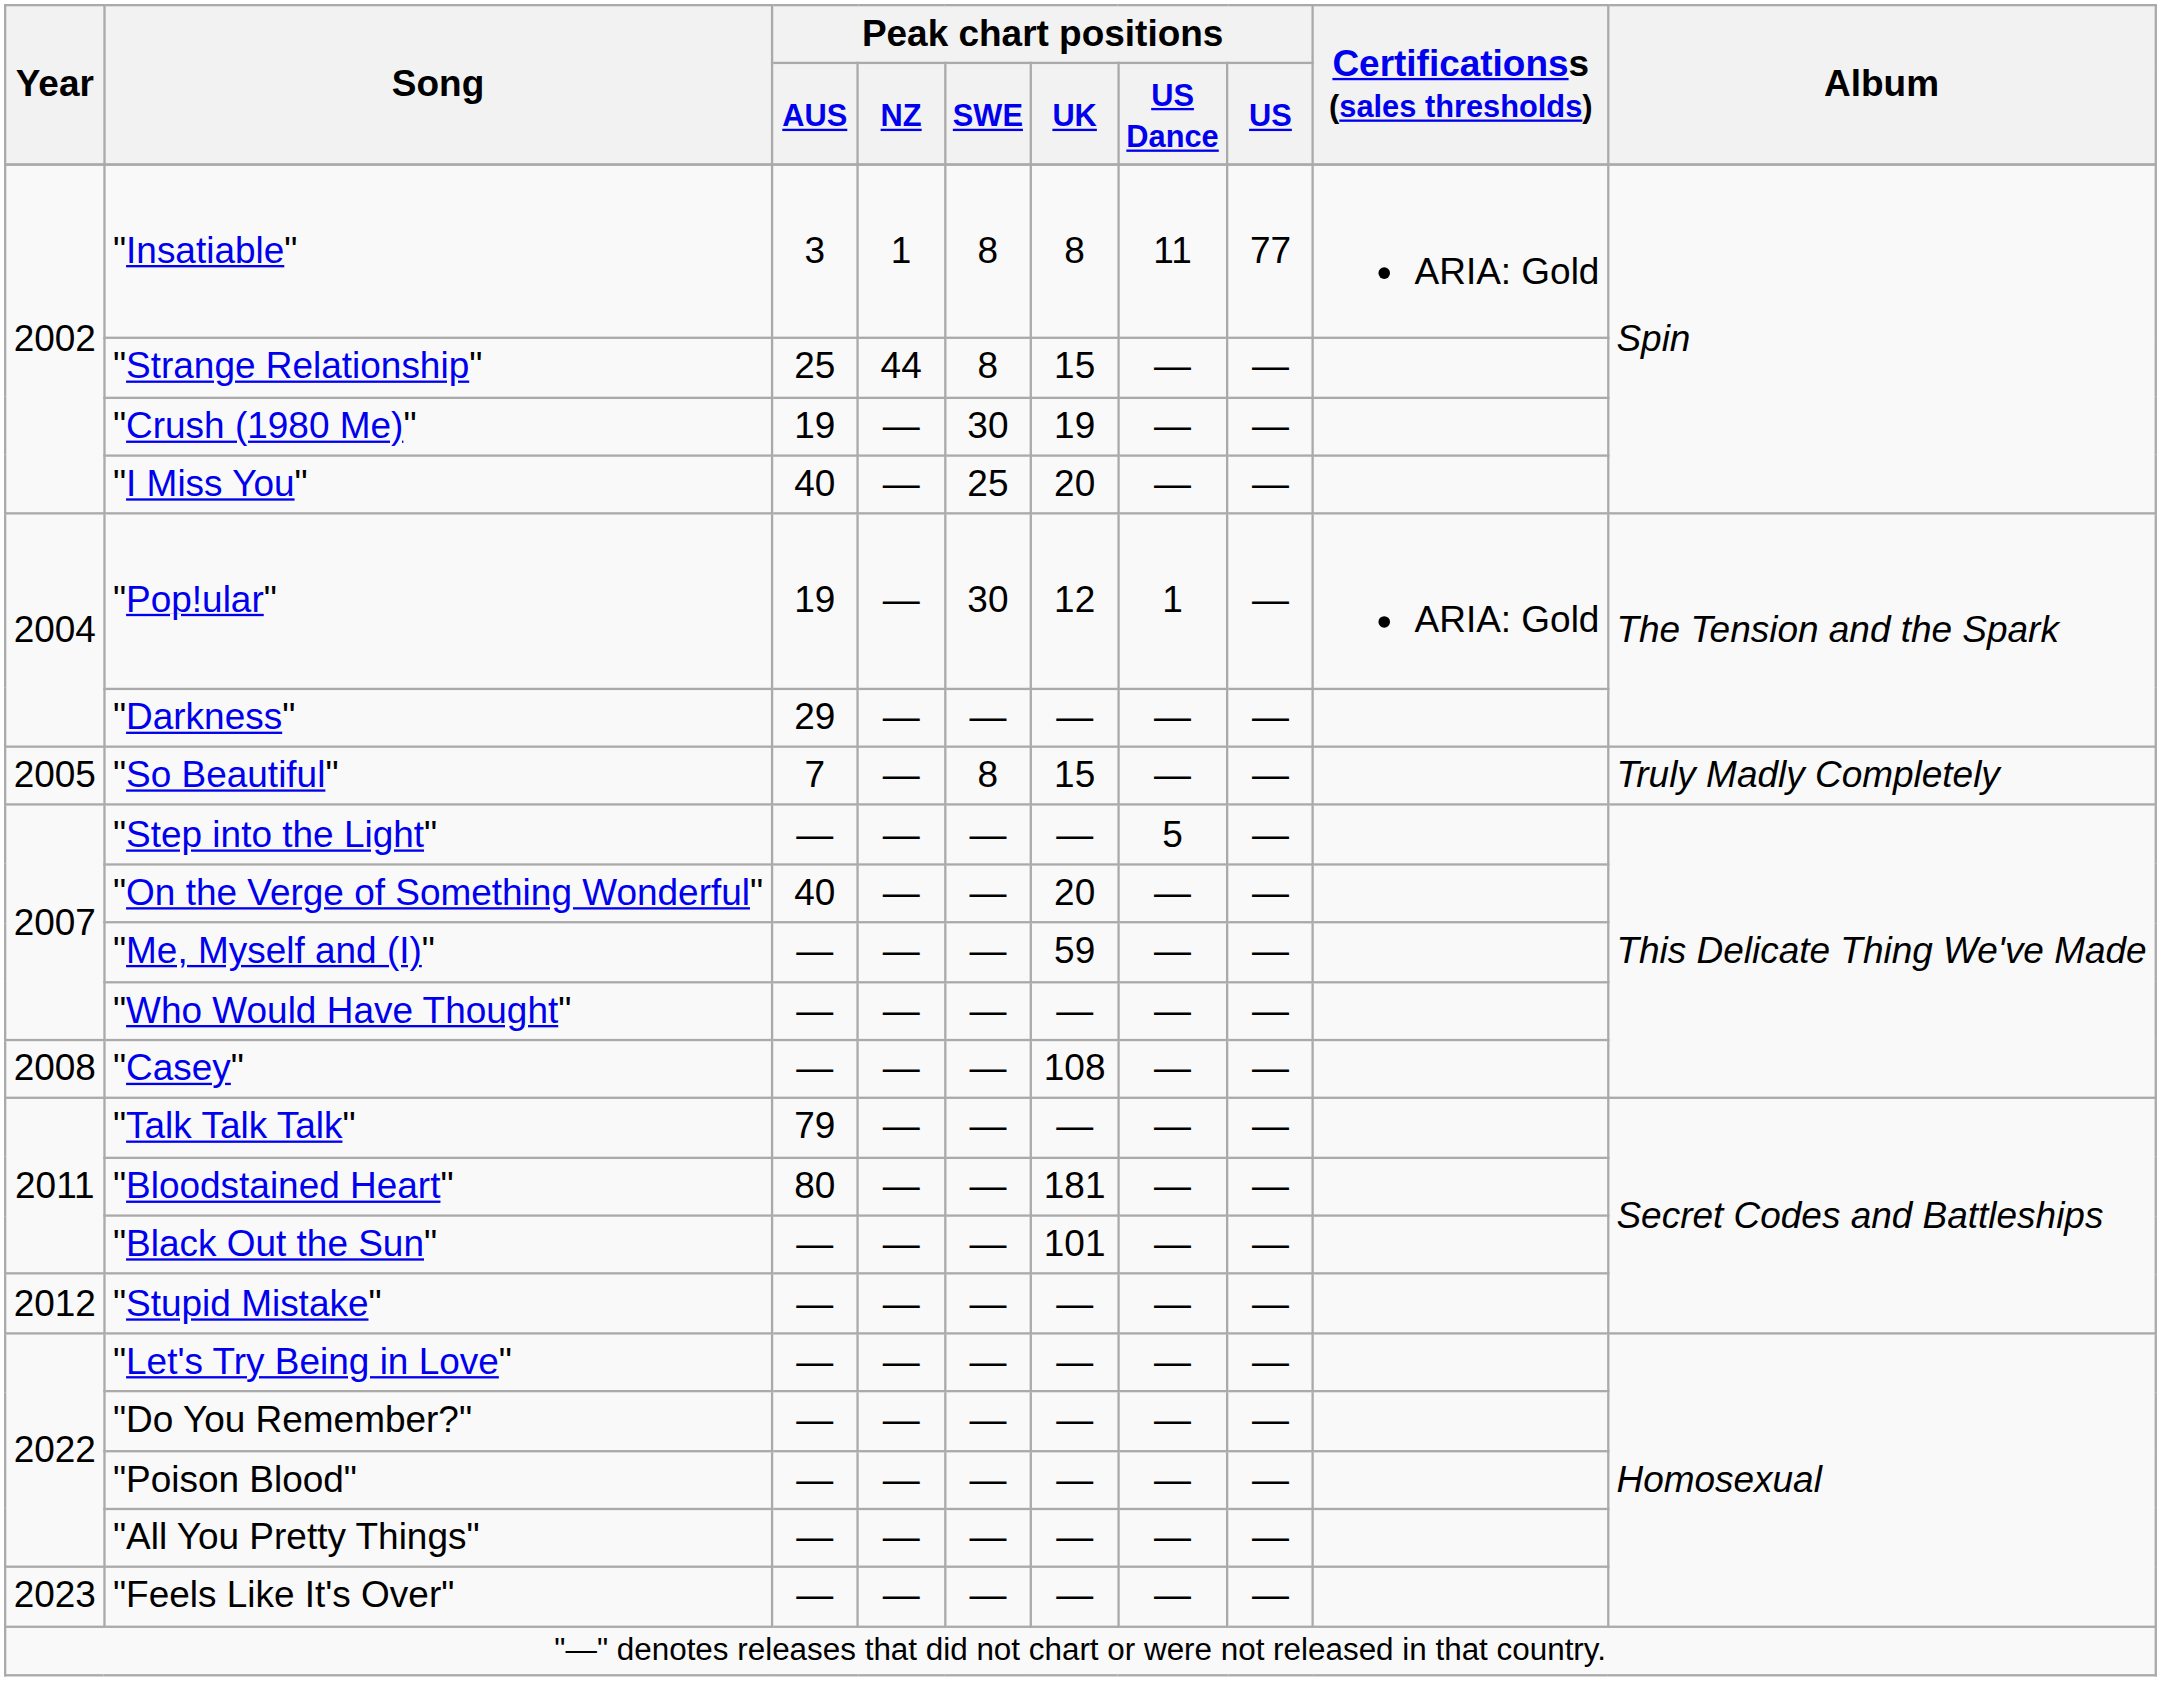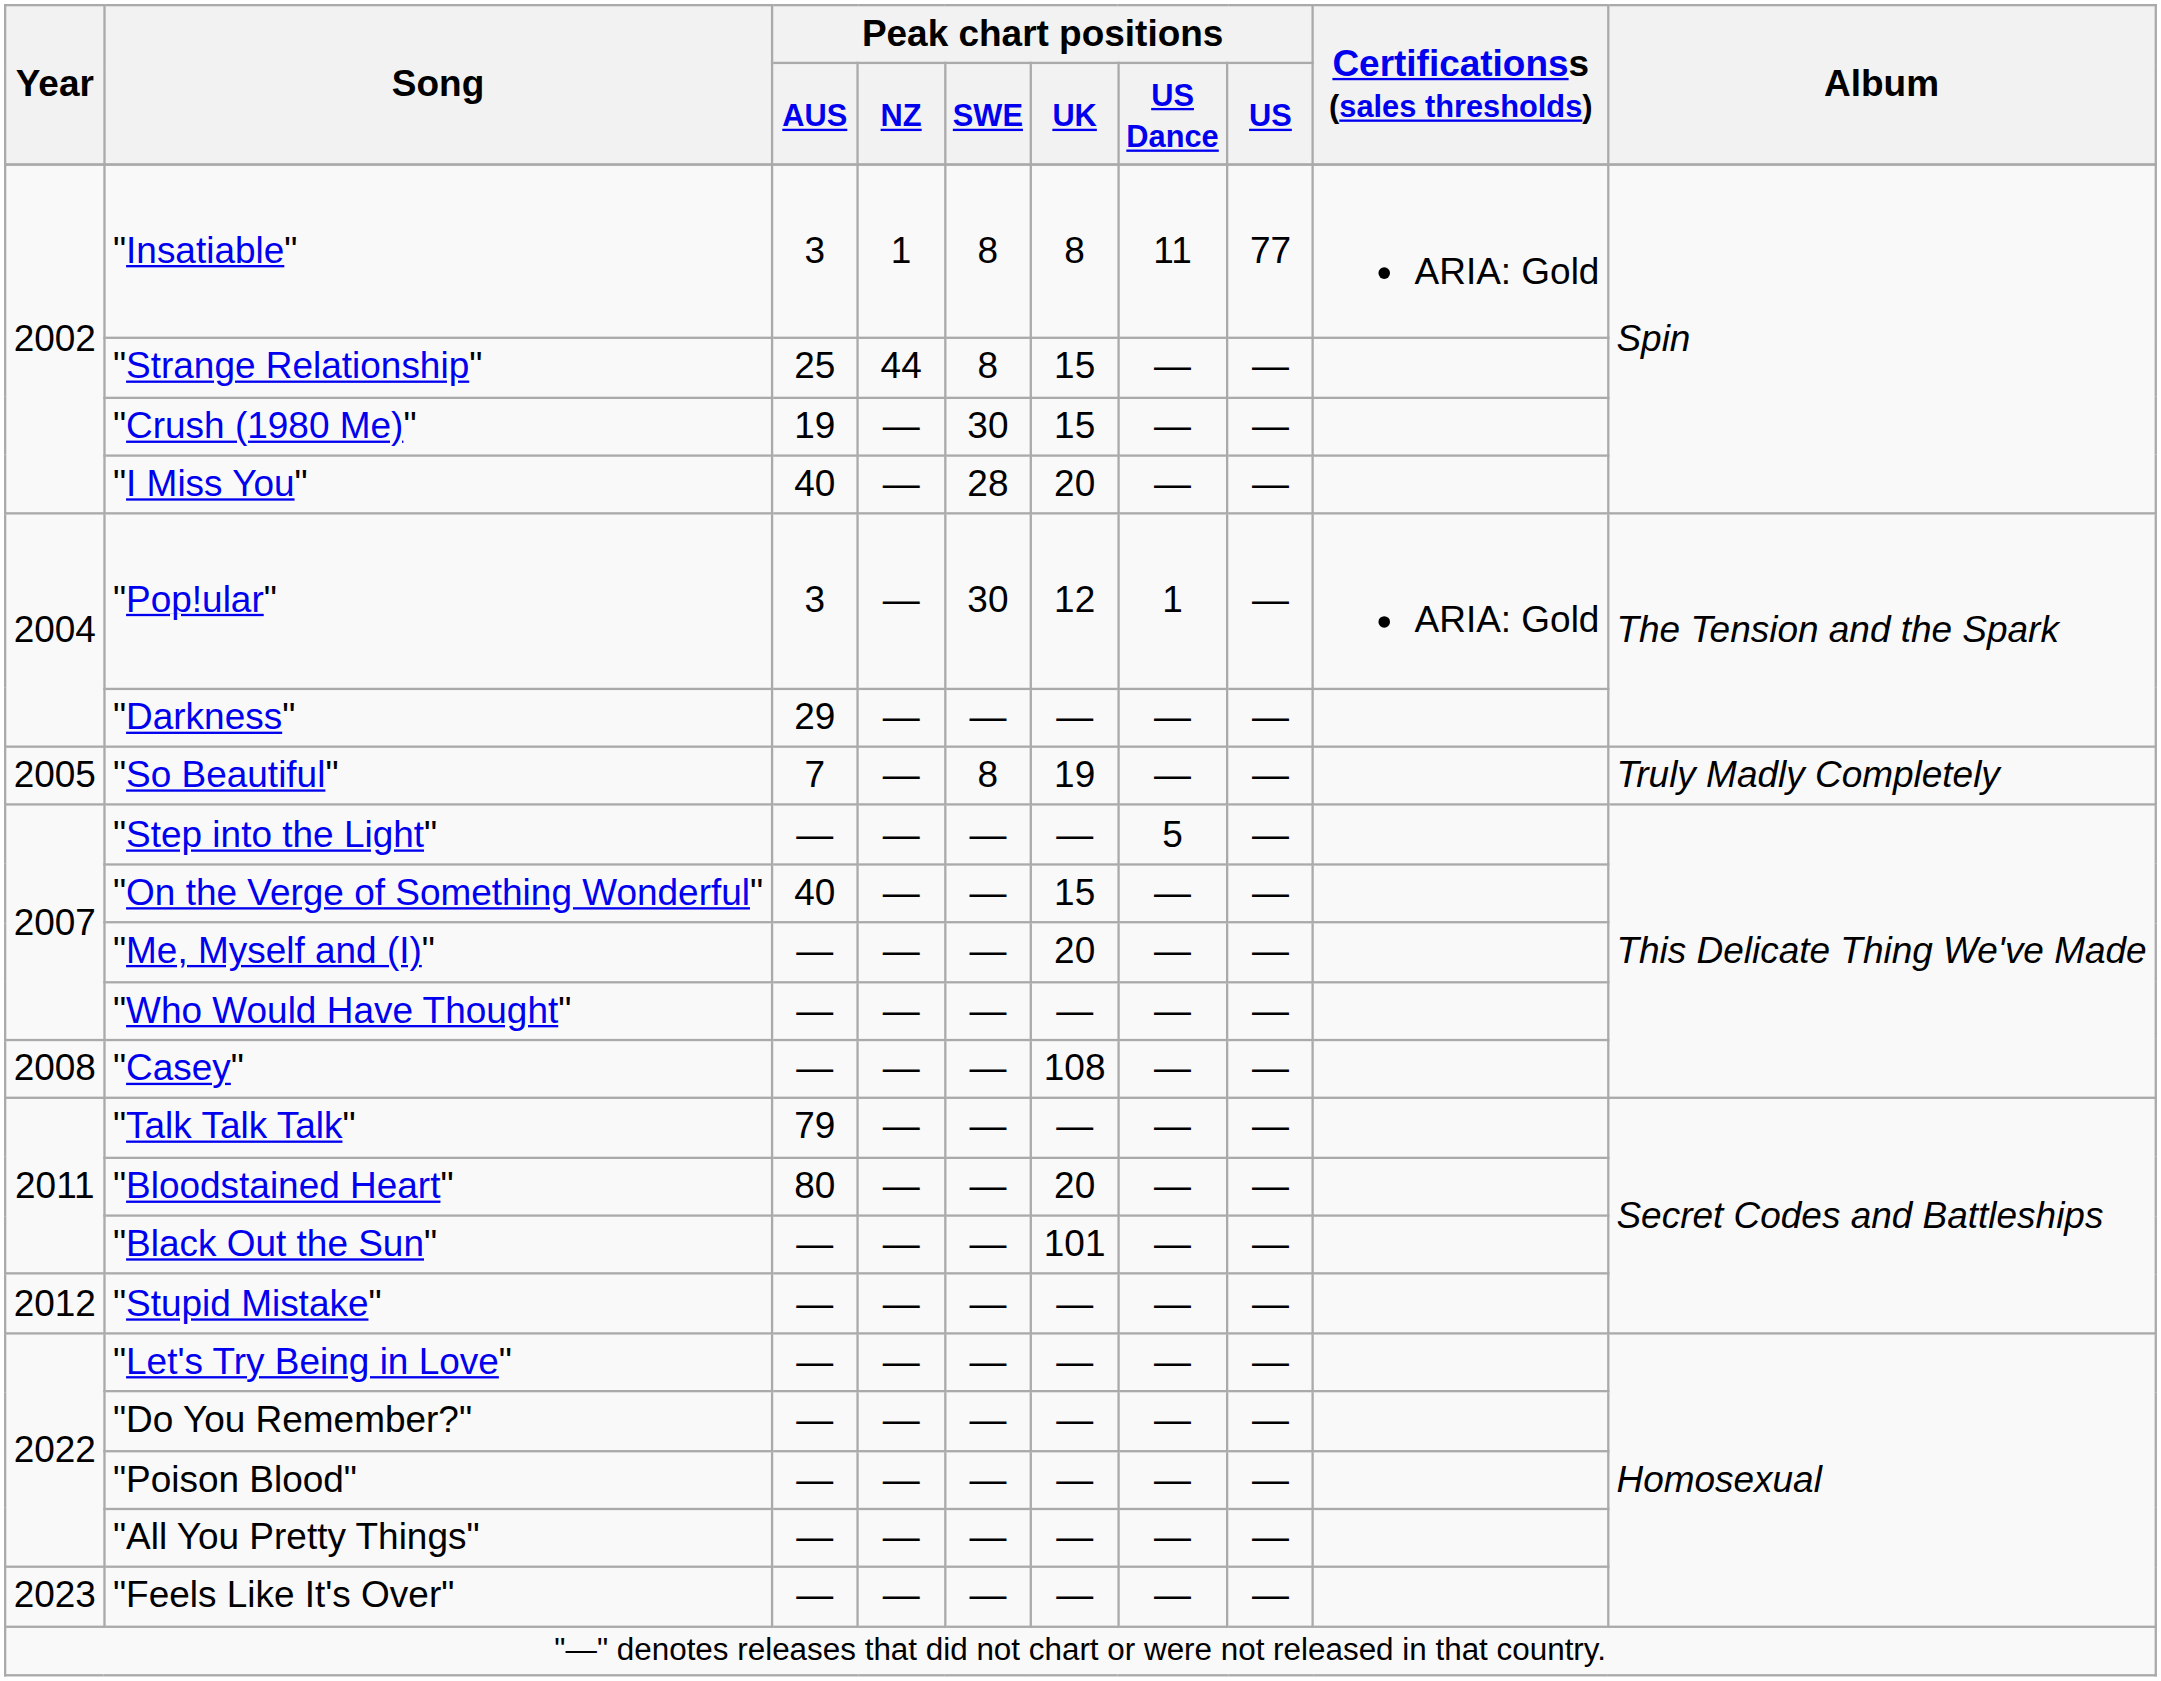(1075, 425) 19 -> (1075, 425) 15
(988, 483) 25 -> (988, 483) 28
(815, 600) 19 -> (815, 600) 3
(1075, 775) 15 -> (1075, 775) 19
(1075, 892) 20 -> (1075, 892) 15
(1075, 951) 59 -> (1075, 951) 20
(1075, 1185) 181 -> (1075, 1185) 20
